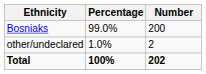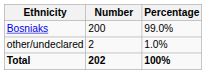columns swapped: (174, 12) <-> (116, 12)
